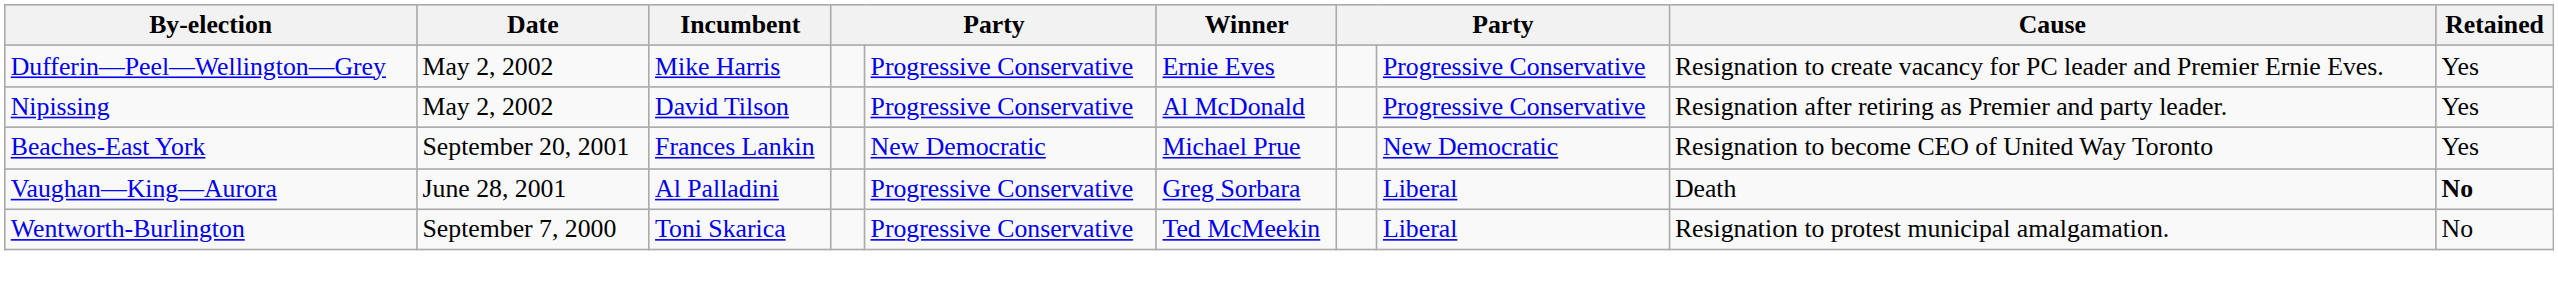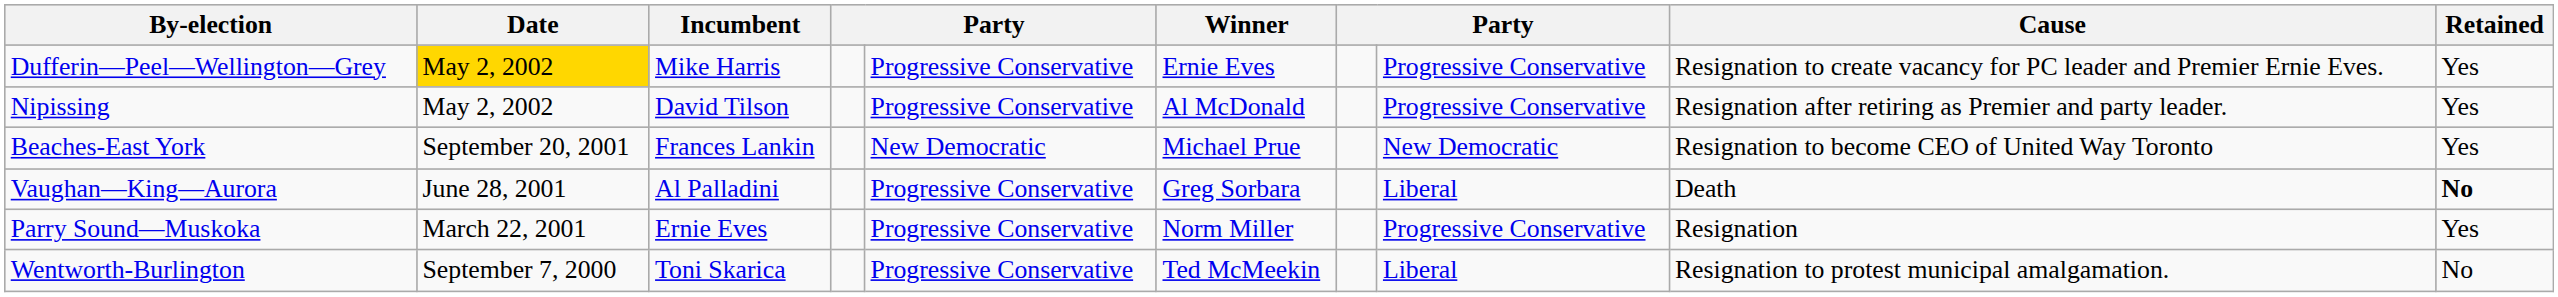(488, 65) no background -> (488, 65) gold background
+ row: (136, 229)
